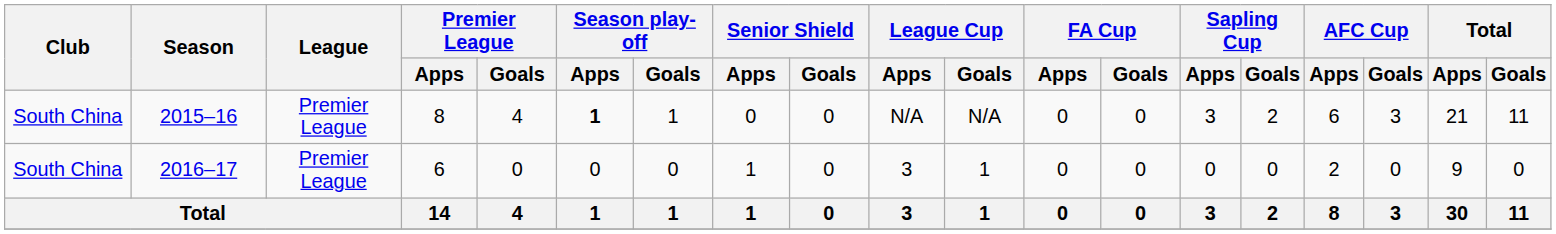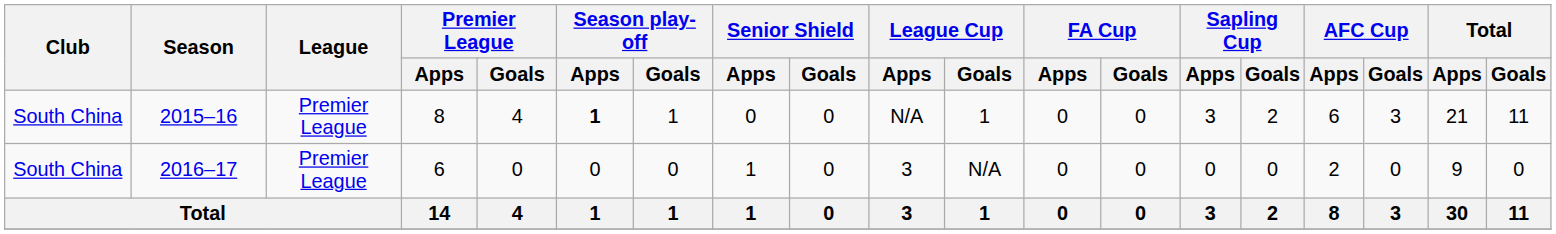(985, 116) N/A -> (985, 116) 1
(985, 170) 1 -> (985, 170) N/A
